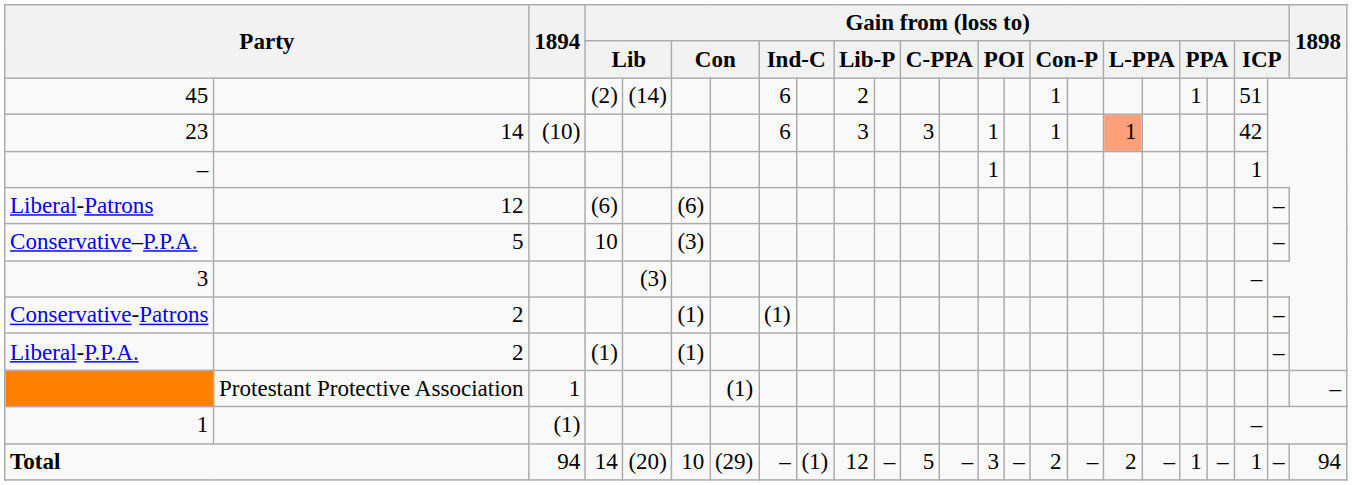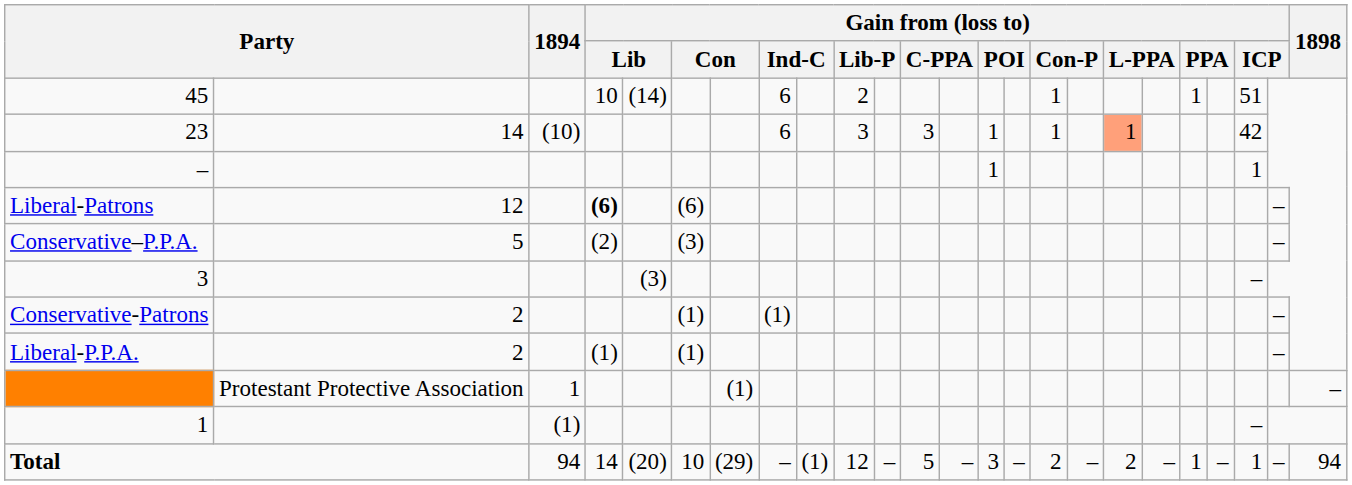(604, 95) (2) -> (606, 95) 10
(604, 205) normal -> (604, 205) bold
(606, 242) 10 -> (604, 242) (2)
